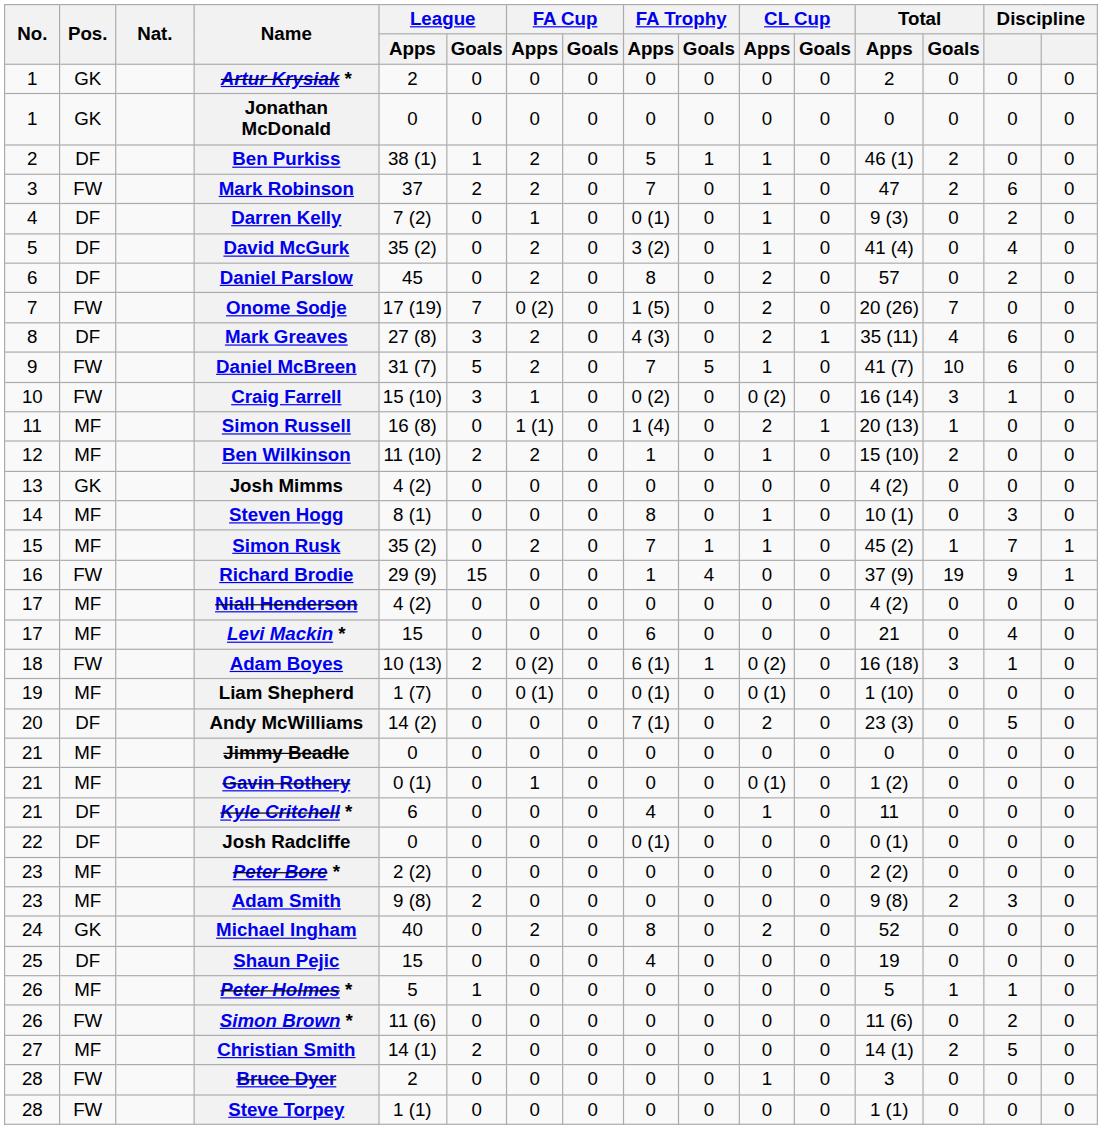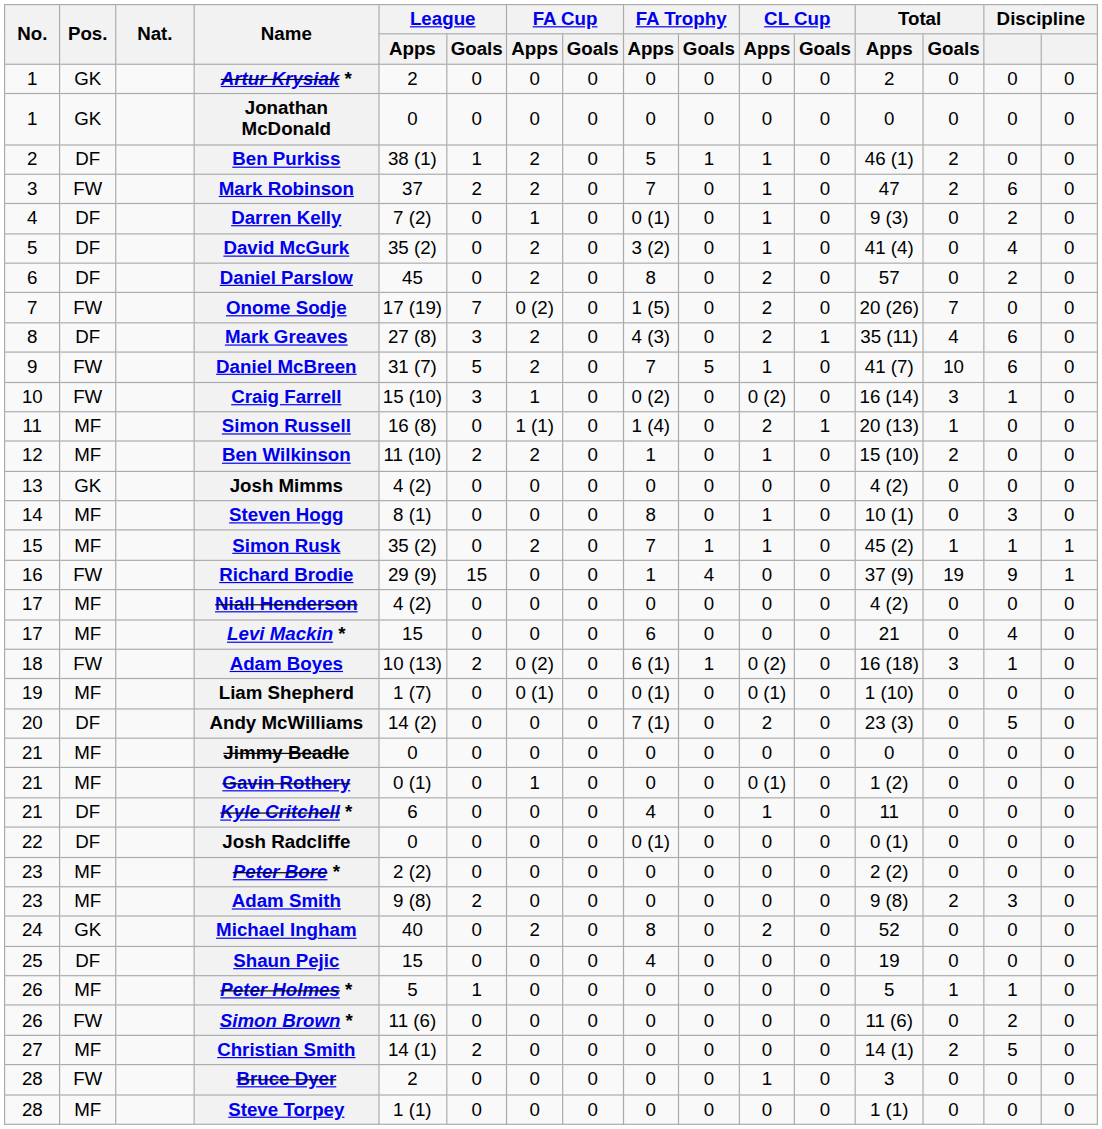(1012, 545) 7 -> (1012, 545) 1
(88, 1109) FW -> (88, 1109) MF
